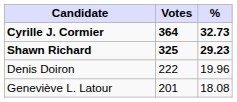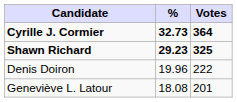columns swapped: (177, 13) <-> (215, 13)
